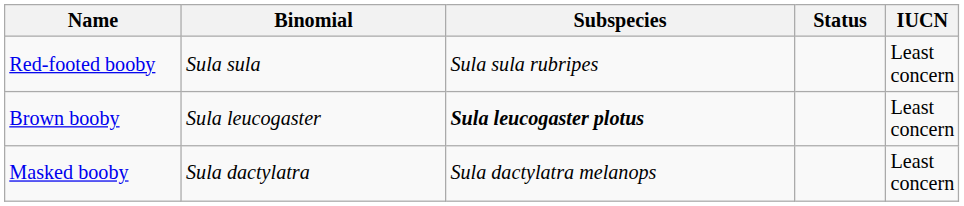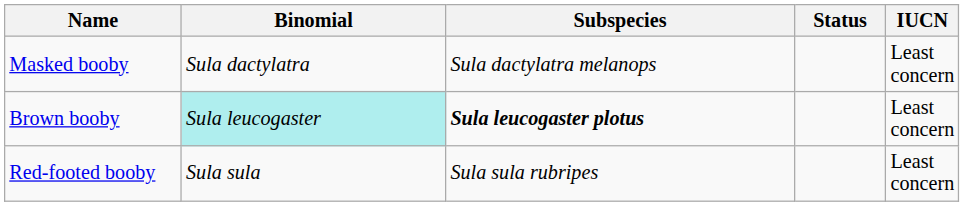rows swapped: (69, 173) <-> (82, 63)
(253, 118) no background -> (253, 118) paleturquoise background
